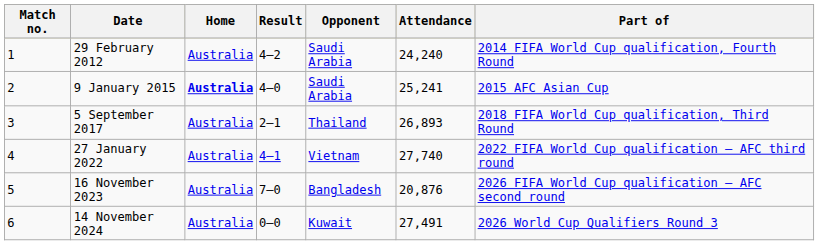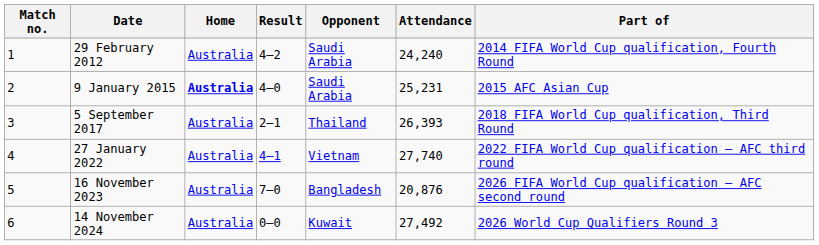(421, 89) 25,241 -> (421, 89) 25,231
(421, 122) 26,893 -> (421, 122) 26,393
(421, 223) 27,491 -> (421, 223) 27,492
